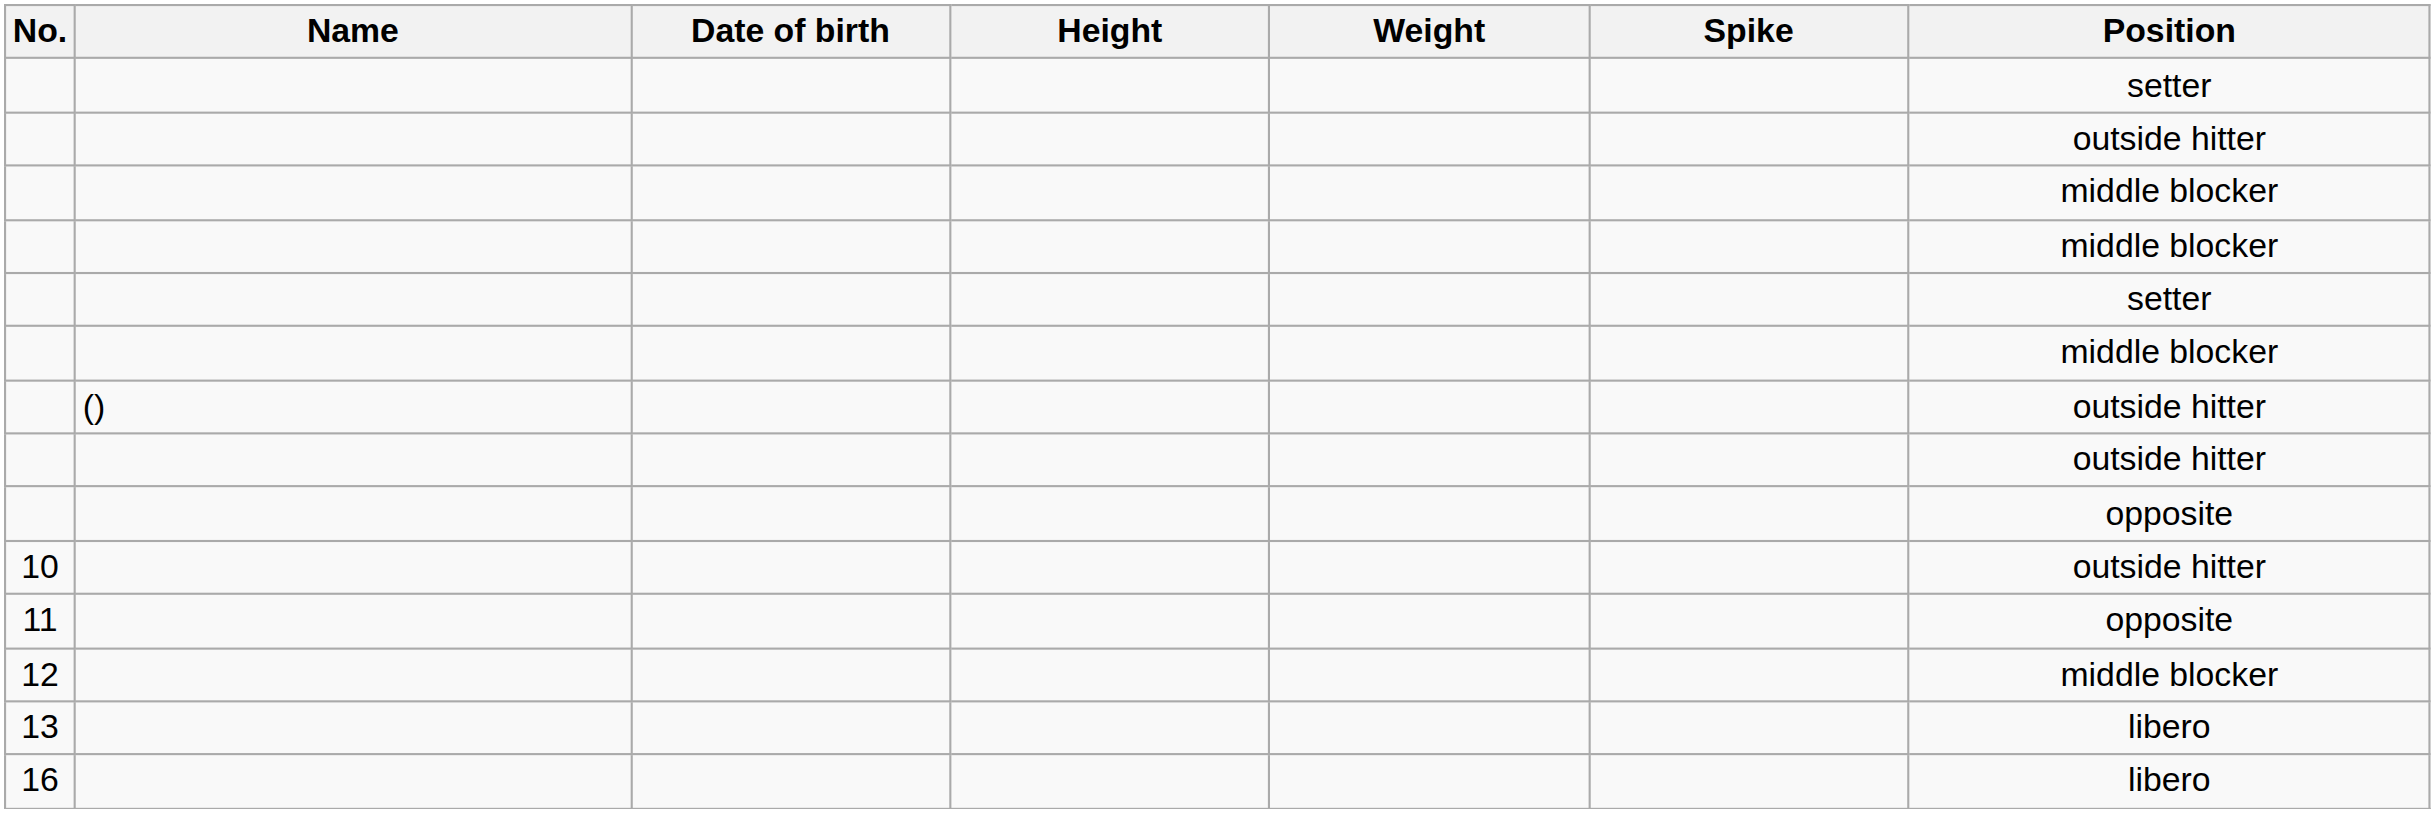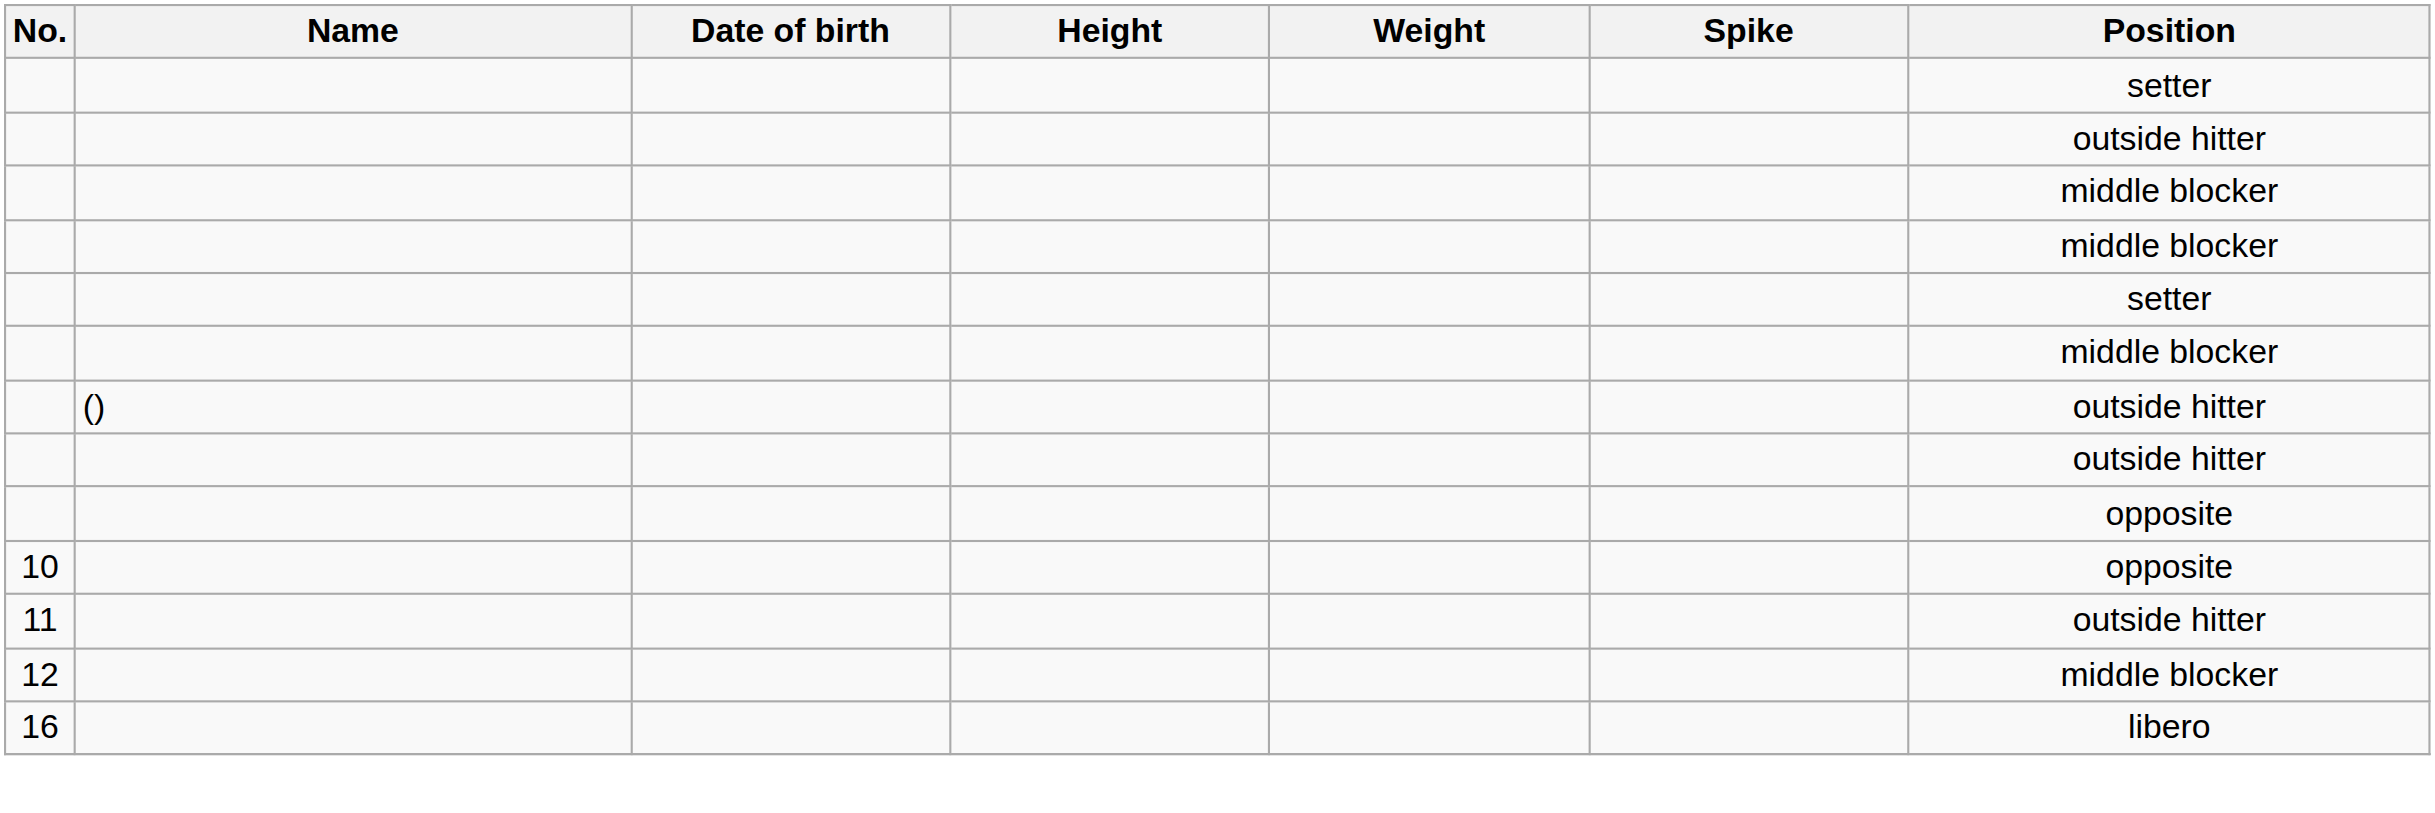(2169, 566) outside hitter -> (2169, 566) opposite
(2169, 620) opposite -> (2169, 620) outside hitter
- row: (40, 727)
